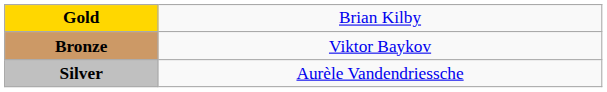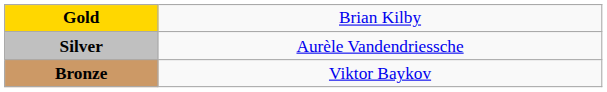rows swapped: (81, 73) <-> (81, 45)
